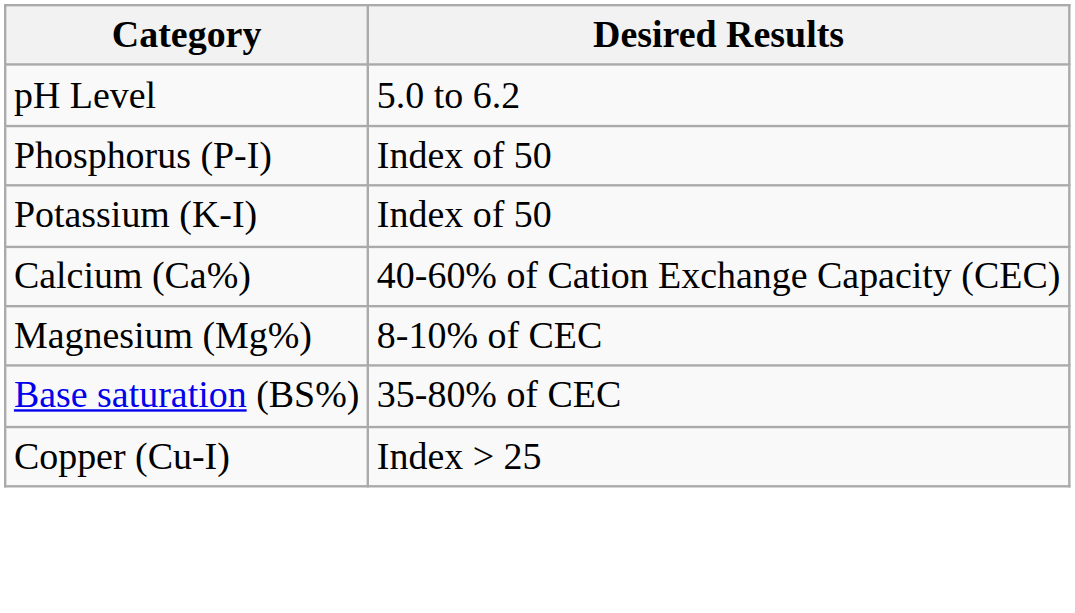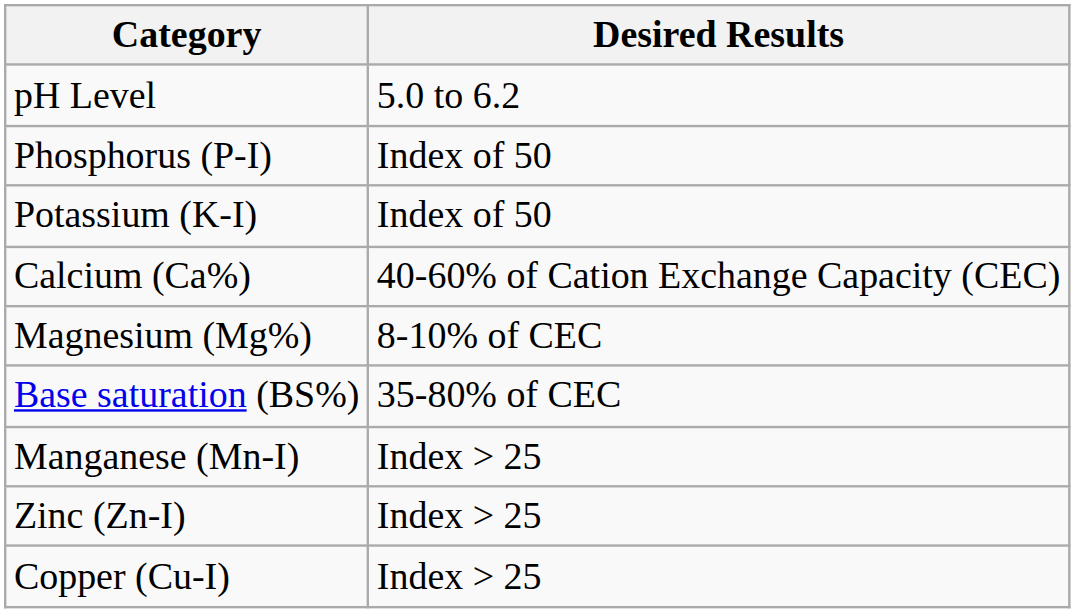+ row: (157, 455)
+ row: (100, 515)
